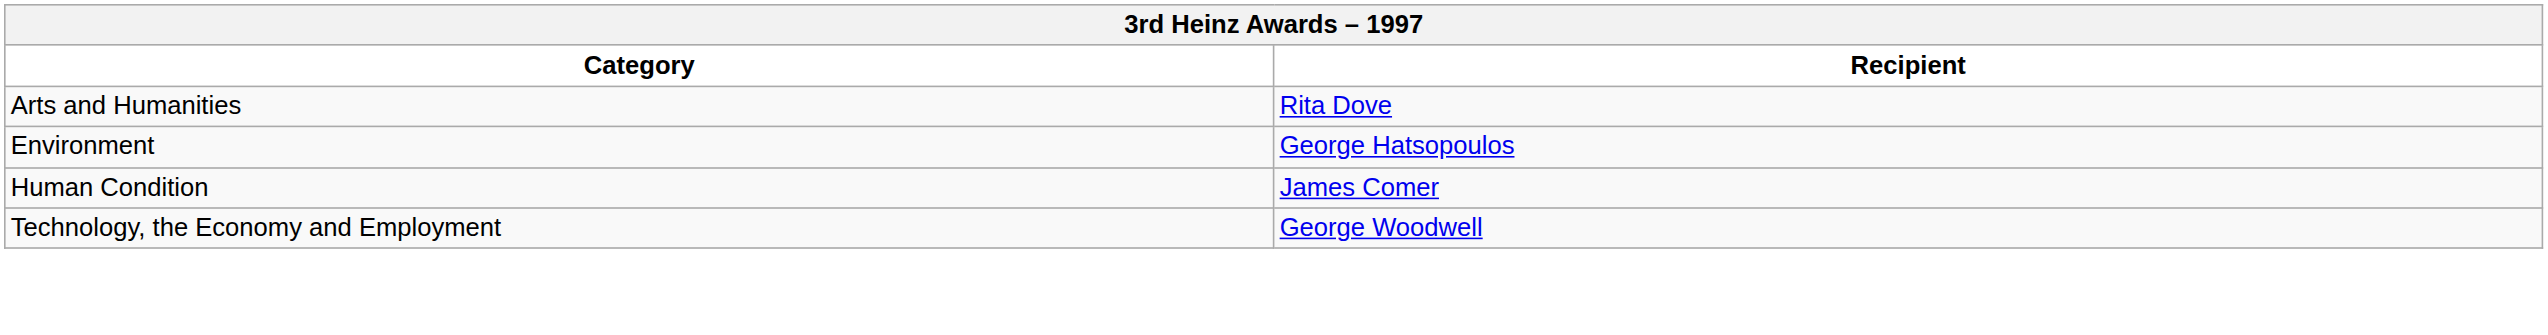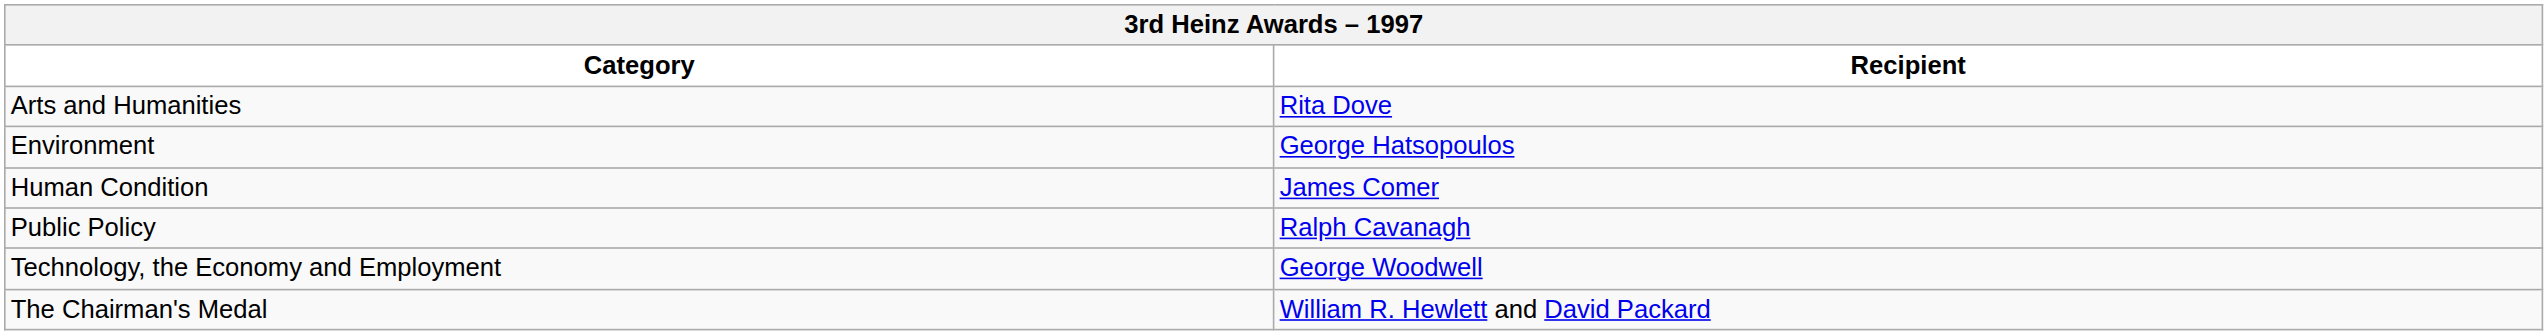+ row: (83, 227)
+ row: (139, 308)
